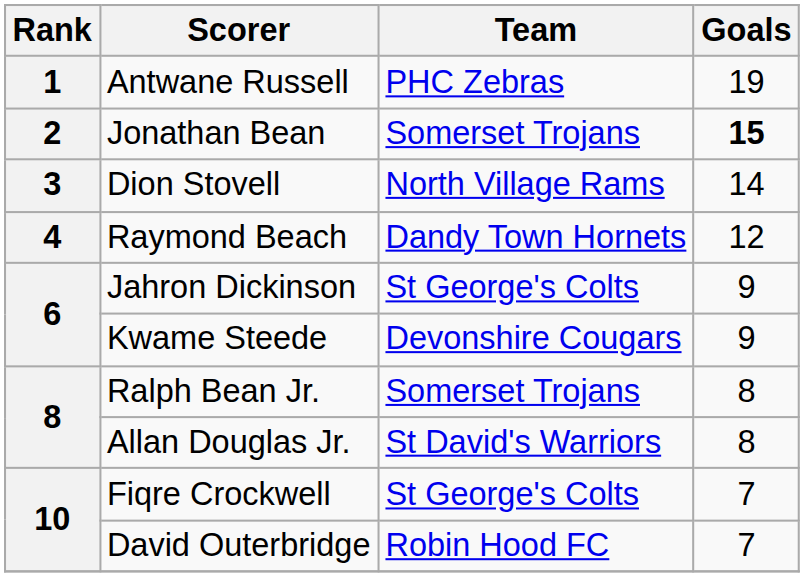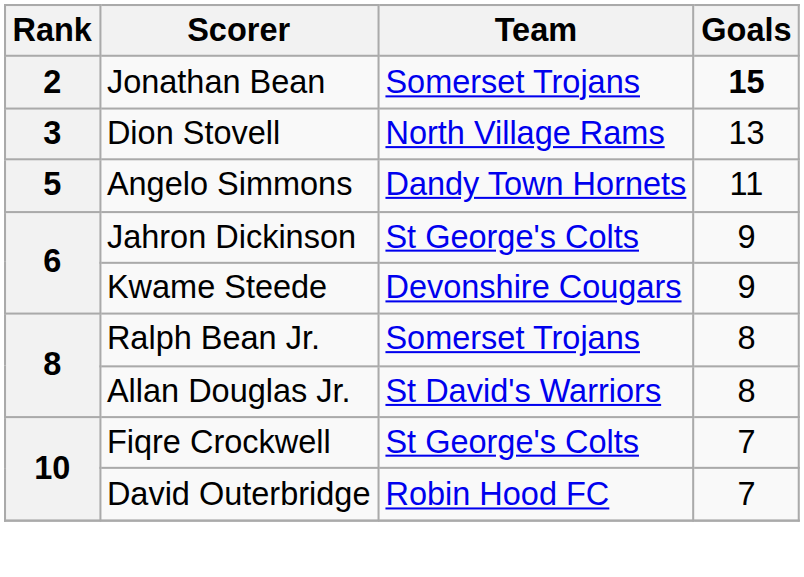- row: (228, 81)
(746, 184) 14 -> (746, 133) 13
- row: (227, 236)
+ row: (230, 184)
